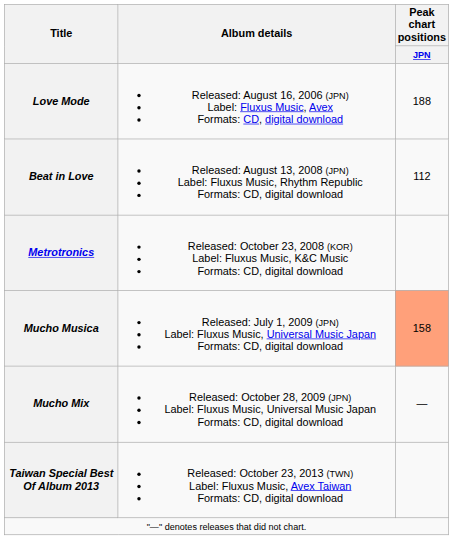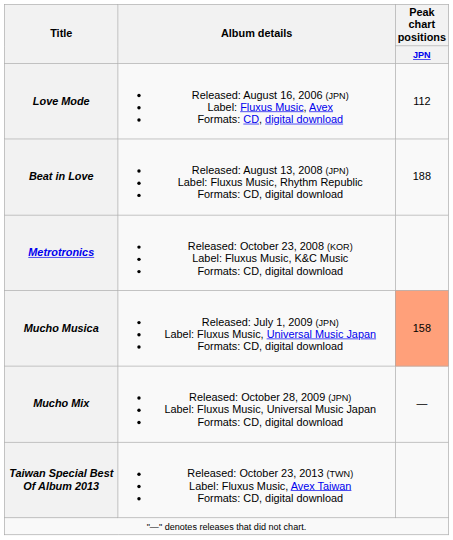(422, 101) 188 -> (422, 101) 112
(422, 177) 112 -> (422, 177) 188
